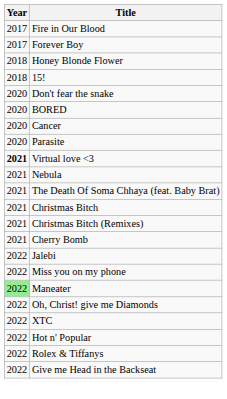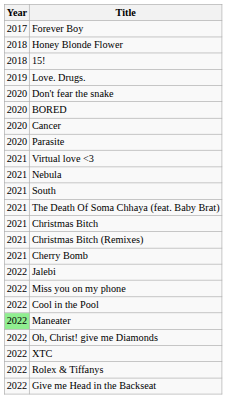- row: (68, 28)
+ row: (59, 77)
(17, 158) bold -> (17, 158) normal
+ row: (44, 191)
+ row: (65, 304)
- row: (62, 337)
